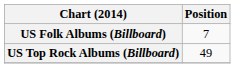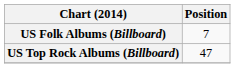(206, 53) 49 -> (206, 53) 47
